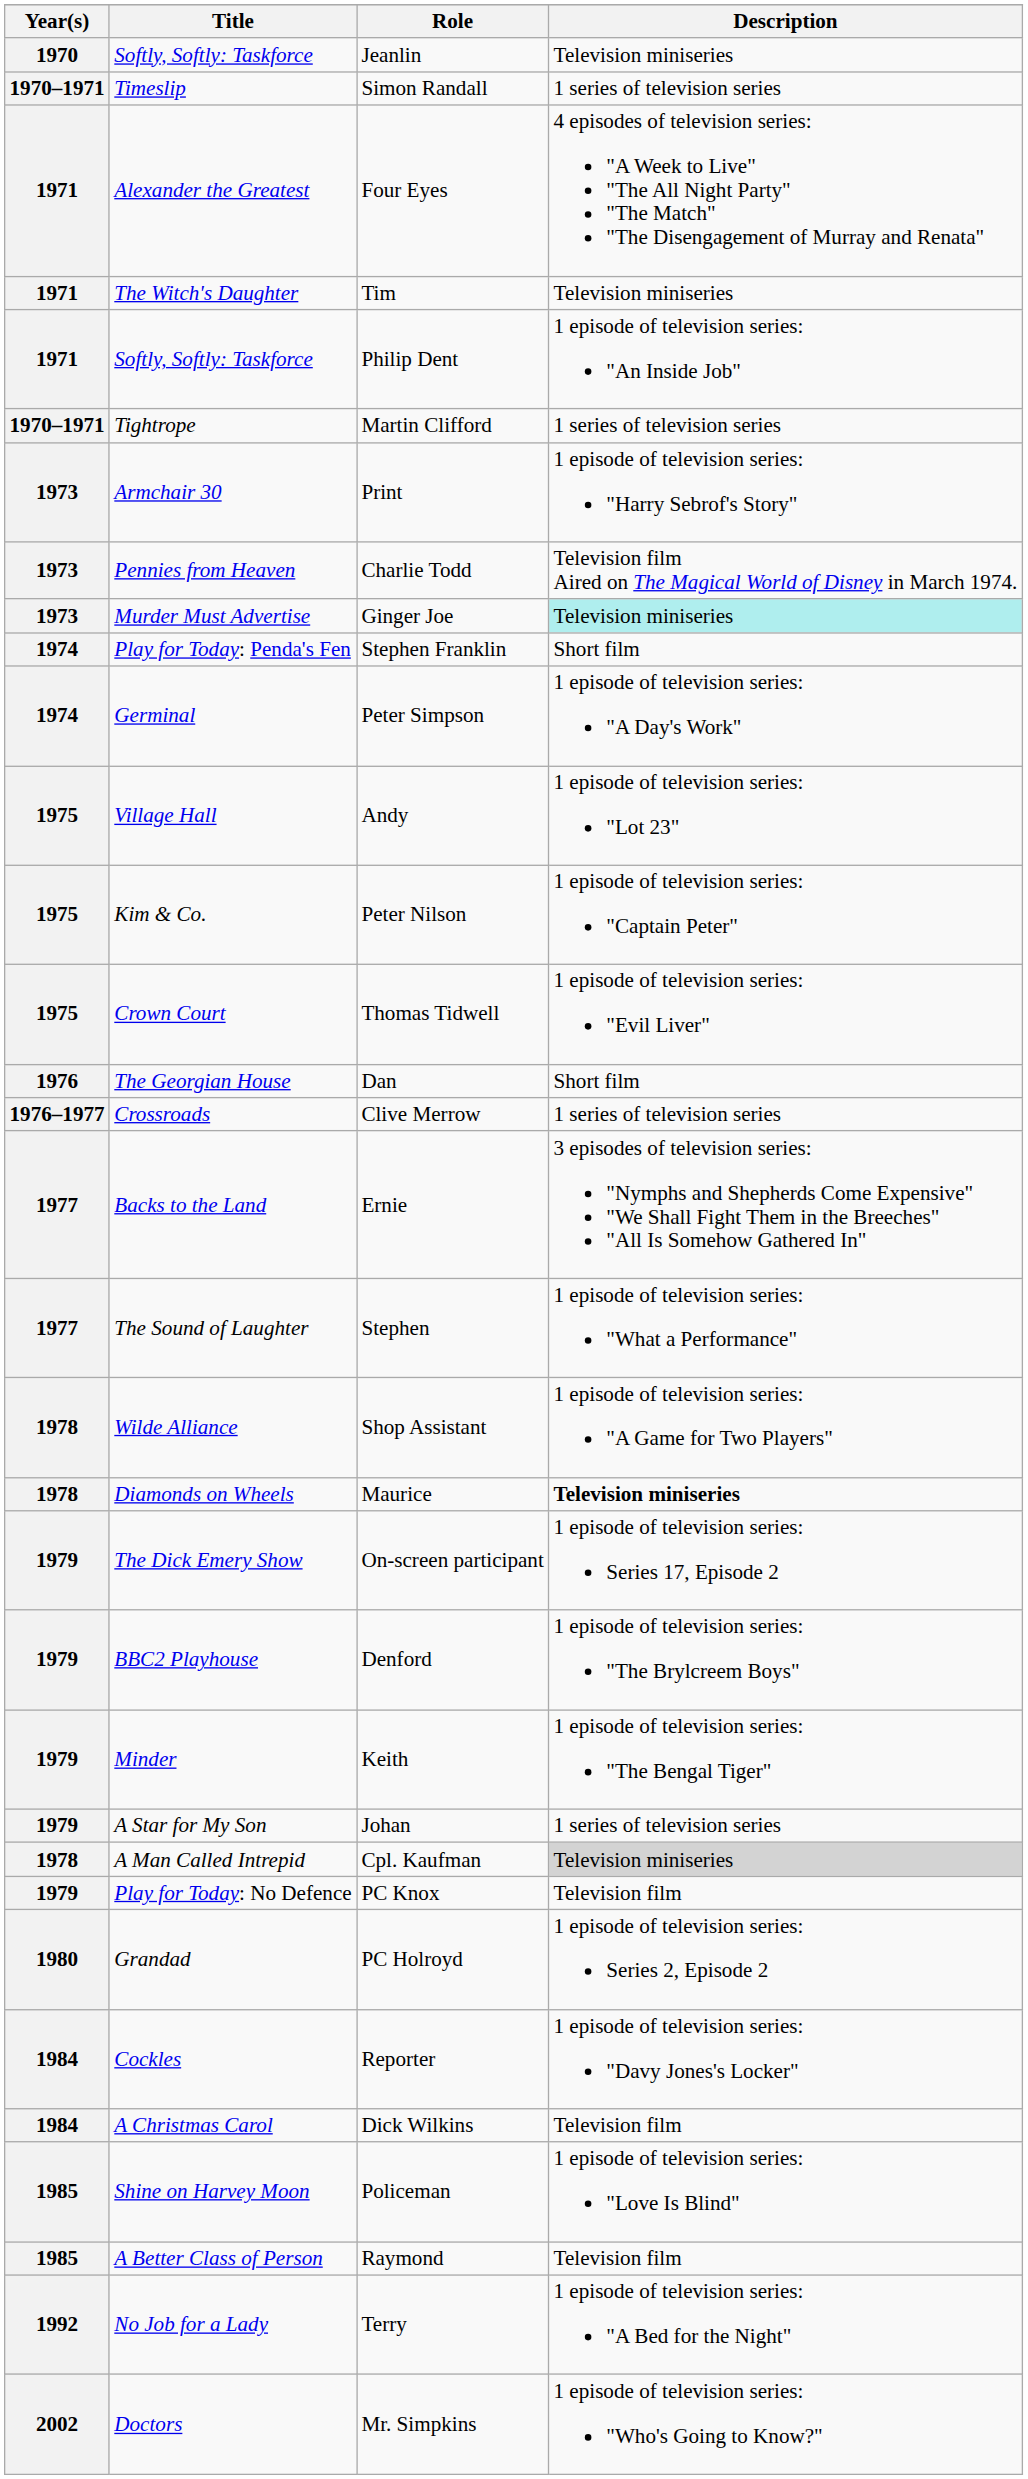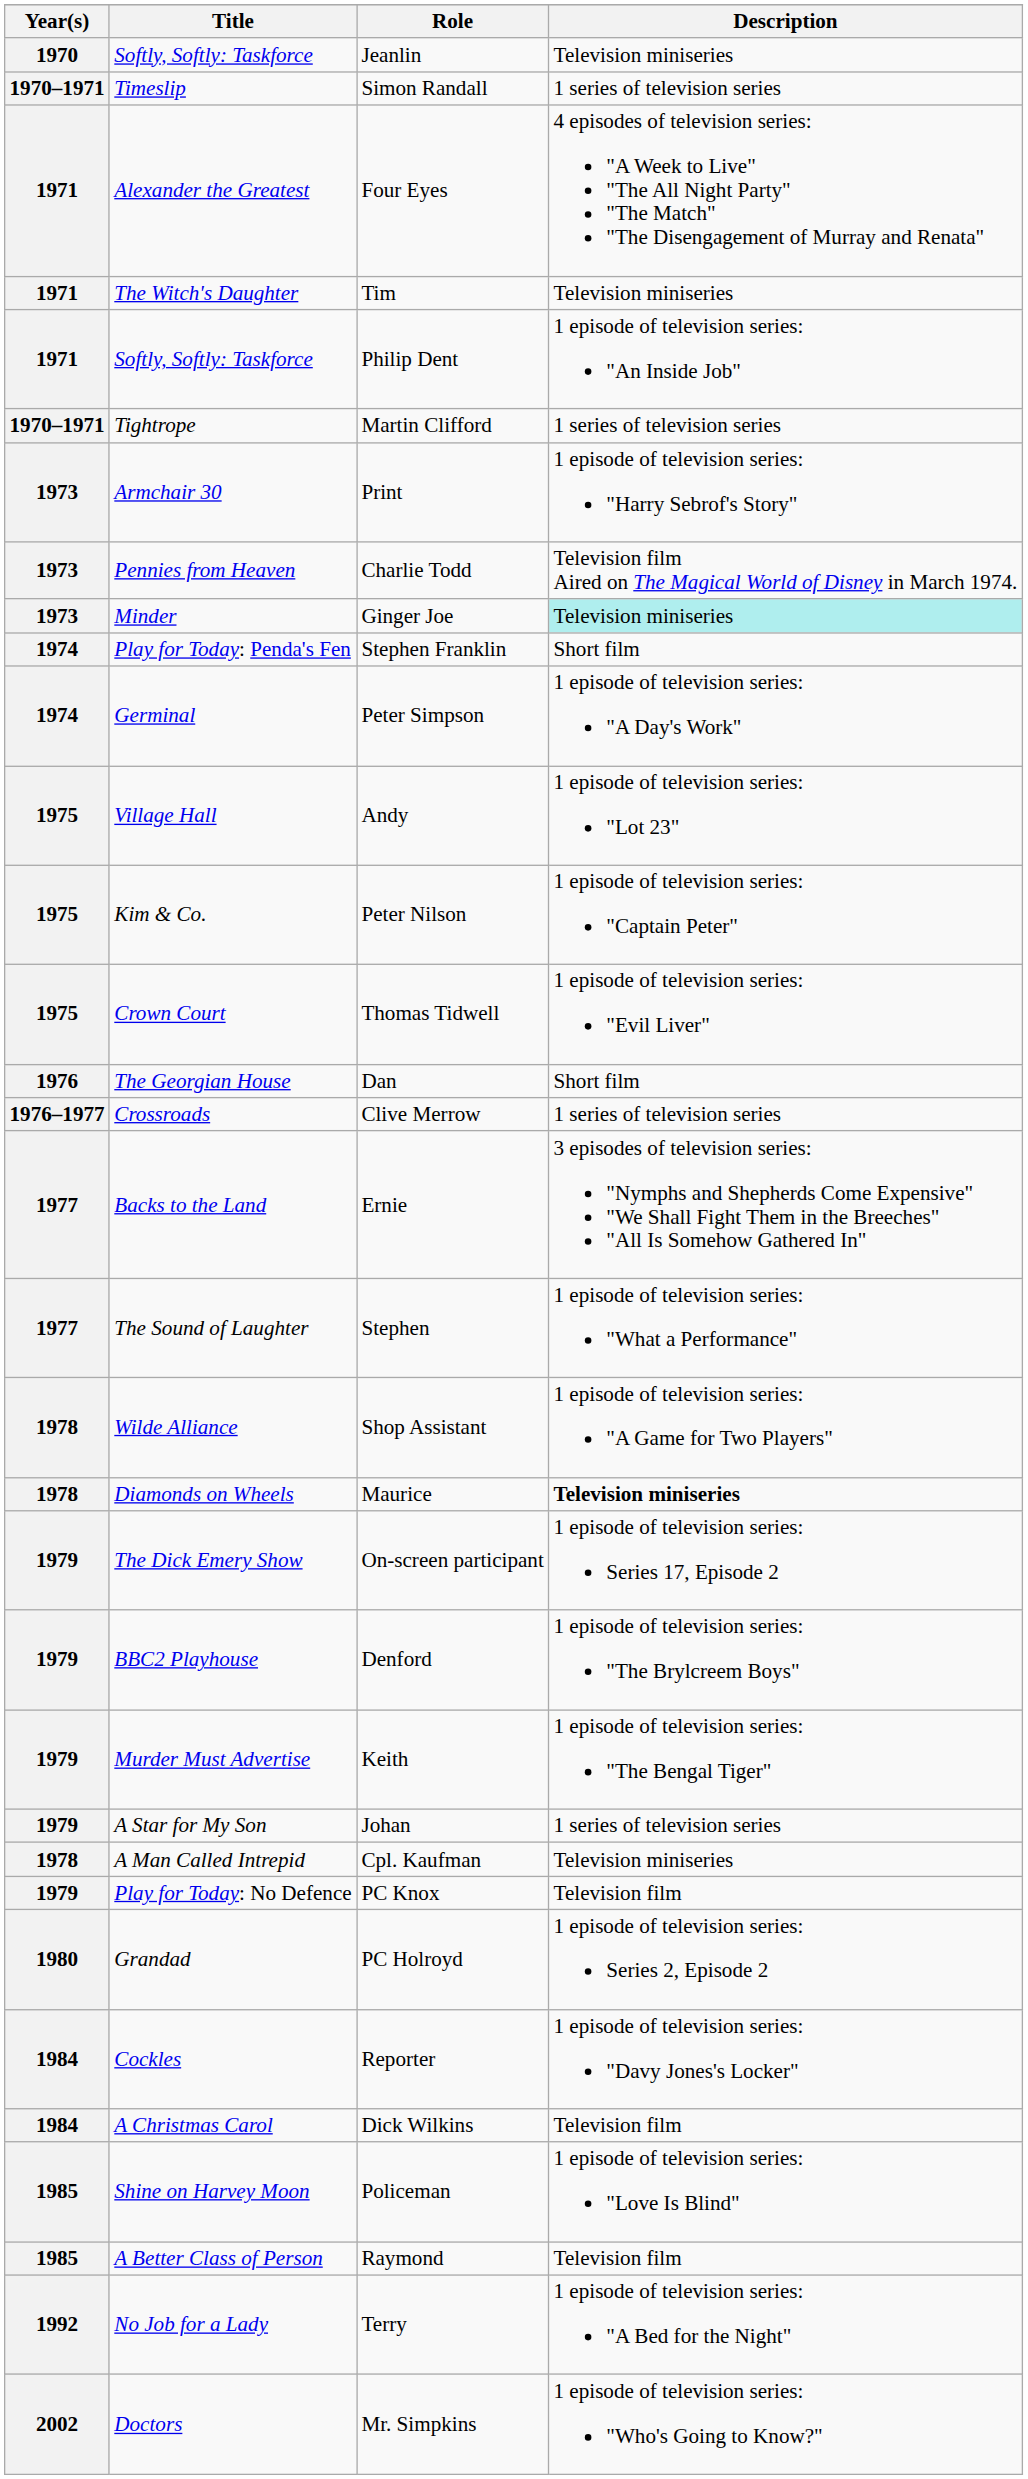(212, 615) Murder Must Advertise -> (145, 615) Minder
(145, 1759) Minder -> (212, 1759) Murder Must Advertise
(643, 1859) lightgrey background -> (643, 1859) no background
